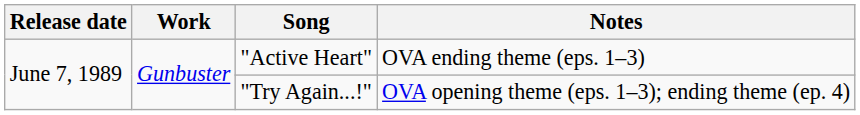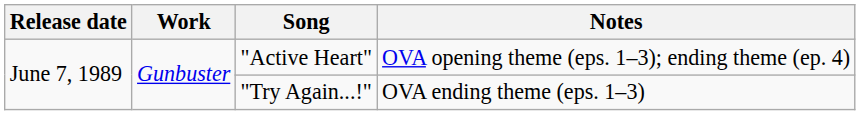(513, 57) OVA ending theme (eps. 1–3) -> (616, 57) OVA opening theme (eps. 1–3); ending theme (ep. 4)
(616, 92) OVA opening theme (eps. 1–3); ending theme (ep. 4) -> (513, 92) OVA ending theme (eps. 1–3)
